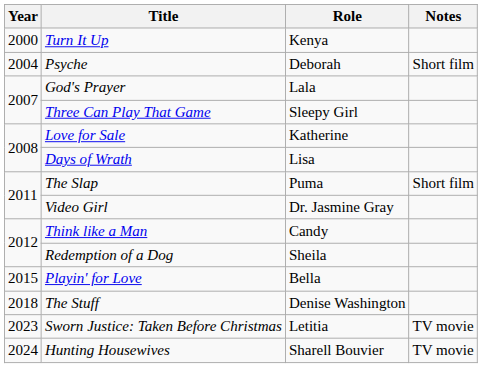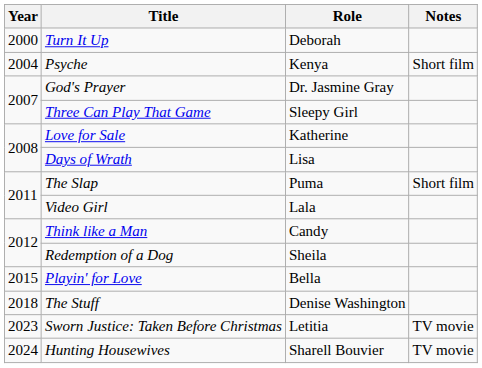(309, 40) Kenya -> (315, 40) Deborah
(315, 64) Deborah -> (309, 64) Kenya
(302, 87) Lala -> (341, 87) Dr. Jasmine Gray
(341, 207) Dr. Jasmine Gray -> (302, 207) Lala
